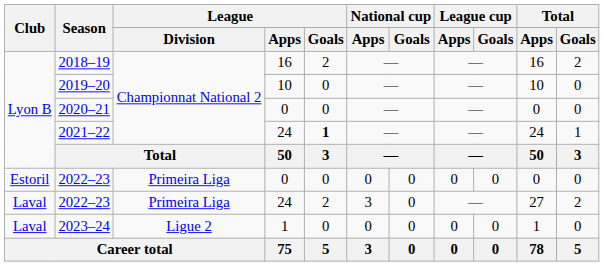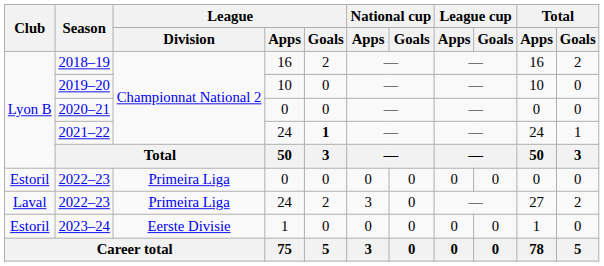(30, 226) Laval -> (30, 226) Estoril
(189, 226) Ligue 2 -> (189, 226) Eerste Divisie
